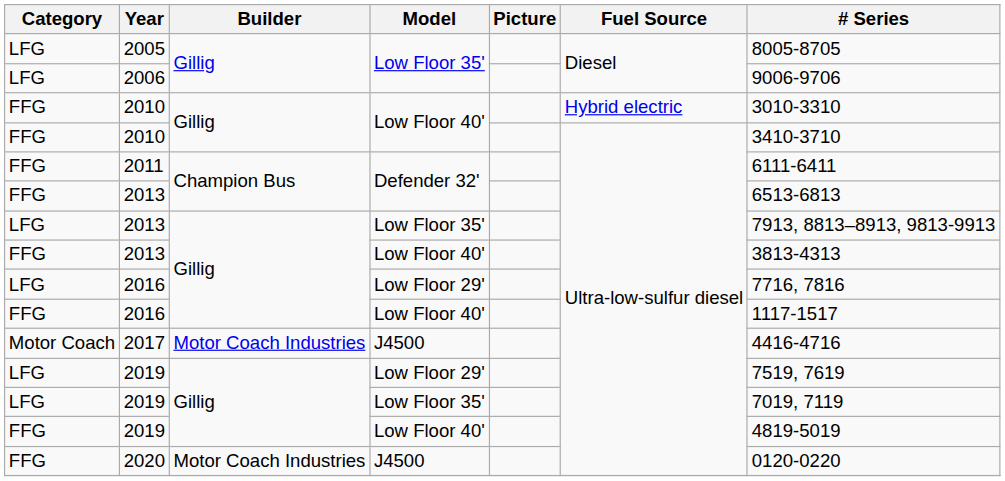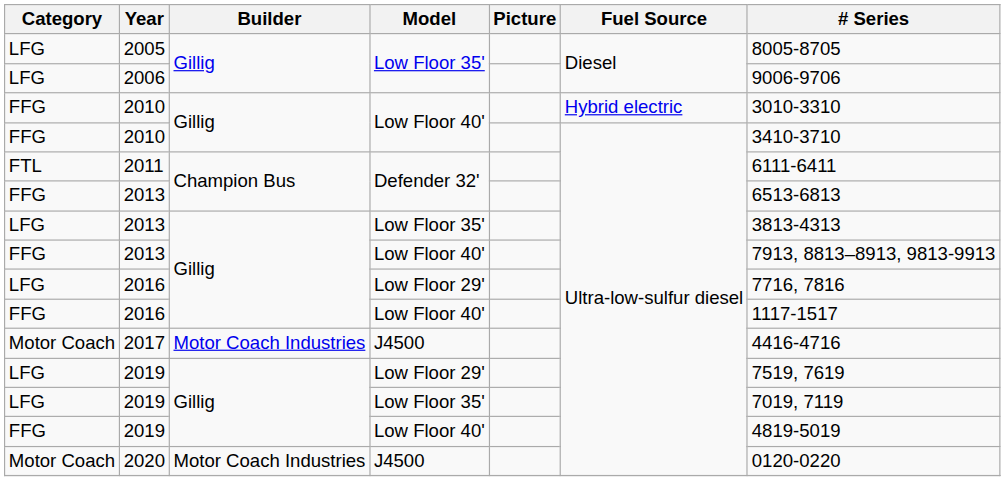(27, 166) FFG -> (25, 166) FTL
(874, 225) 7913, 8813–8913, 9813-9913 -> (796, 225) 3813-4313
(796, 254) 3813-4313 -> (874, 254) 7913, 8813–8913, 9813-9913
(27, 460) FFG -> (62, 460) Motor Coach
